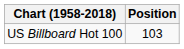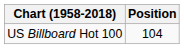(152, 33) 103 -> (152, 33) 104
